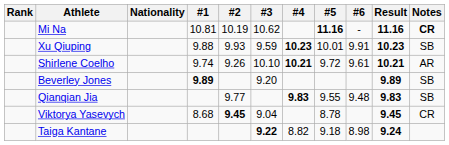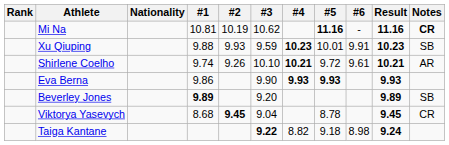+ row: (63, 81)
- row: (68, 98)
